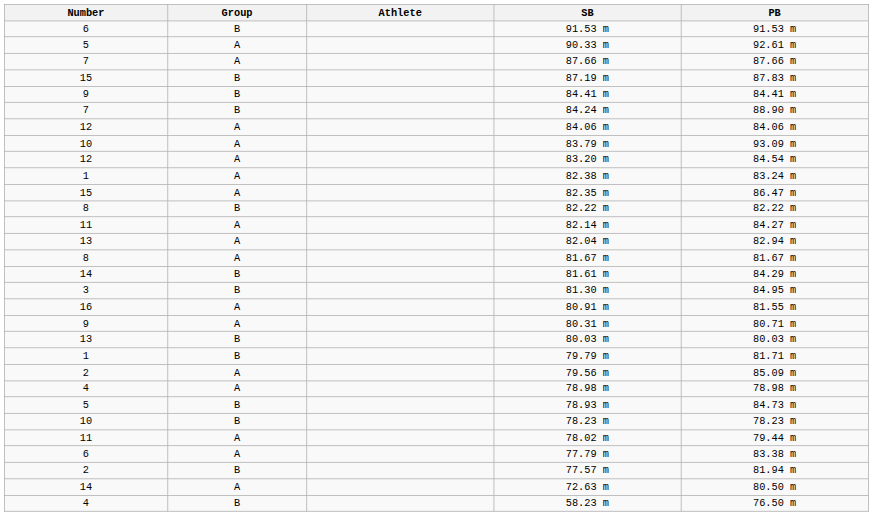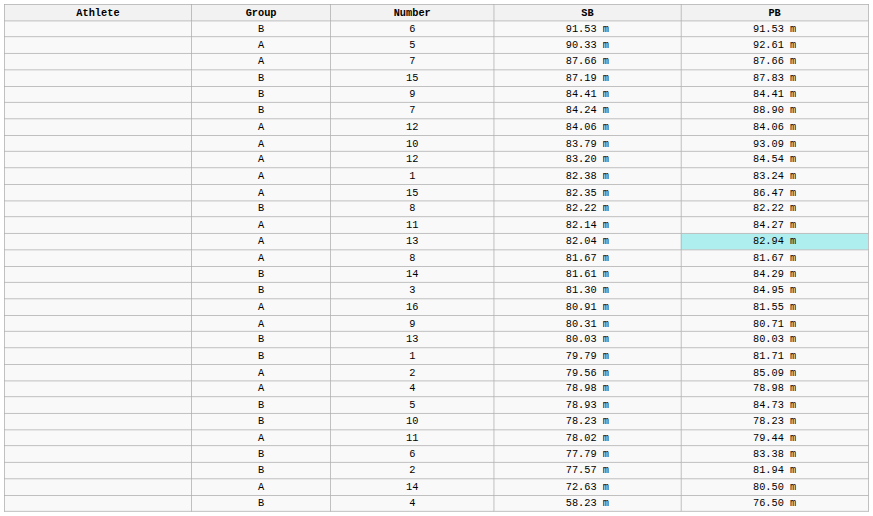columns swapped: (400, 13) <-> (86, 13)
(775, 242) no background -> (775, 242) paleturquoise background
(237, 454) A -> (261, 454) B
